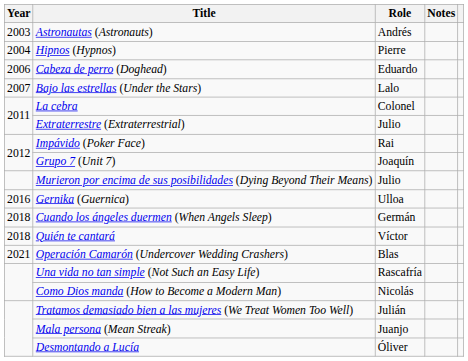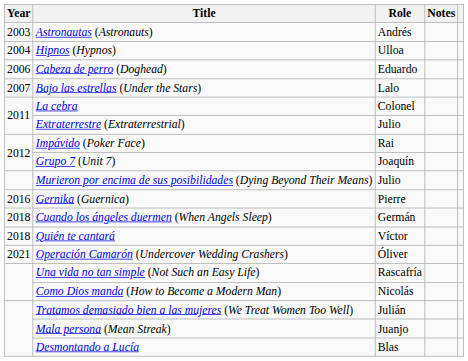(392, 50) Pierre -> (391, 50) Ulloa
(391, 198) Ulloa -> (392, 198) Pierre
(388, 254) Blas -> (393, 254) Óliver
(393, 347) Óliver -> (388, 347) Blas
